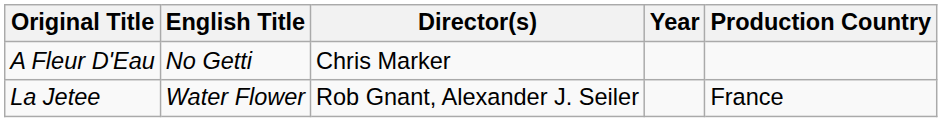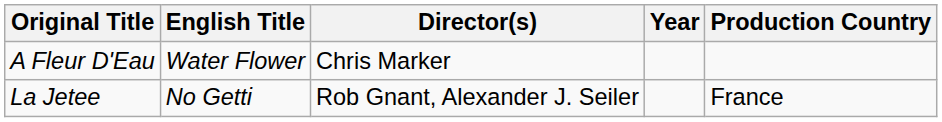(209, 60) No Getti -> (236, 60) Water Flower
(236, 97) Water Flower -> (209, 97) No Getti
